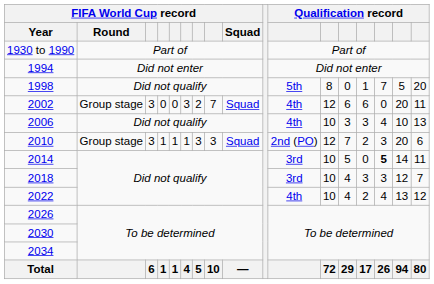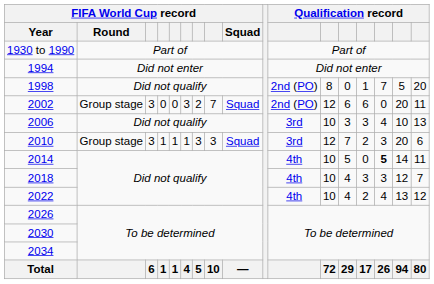(294, 86) 5th -> (294, 86) 2nd (PO)
(294, 104) 4th -> (294, 104) 2nd (PO)
(294, 123) 4th -> (294, 123) 3rd
(294, 141) 2nd (PO) -> (294, 141) 3rd
(294, 159) 3rd -> (294, 159) 4th
(294, 178) 3rd -> (294, 178) 4th
